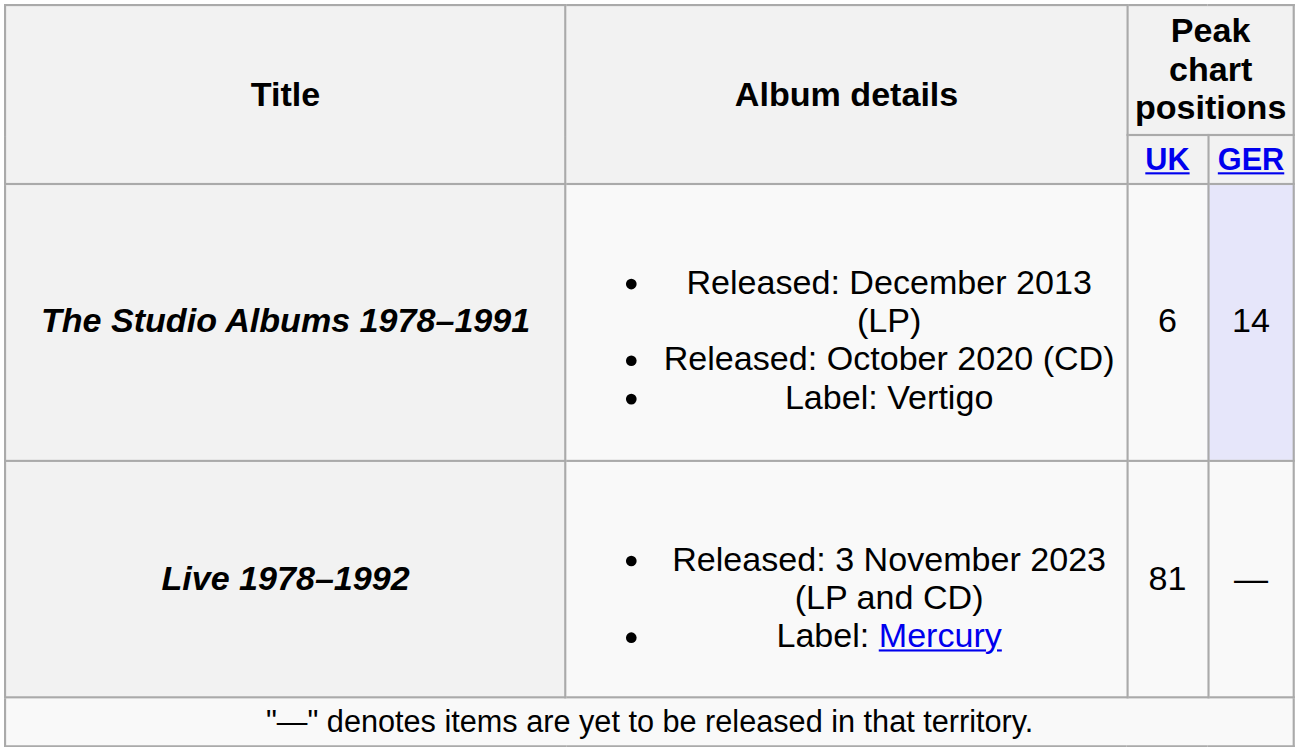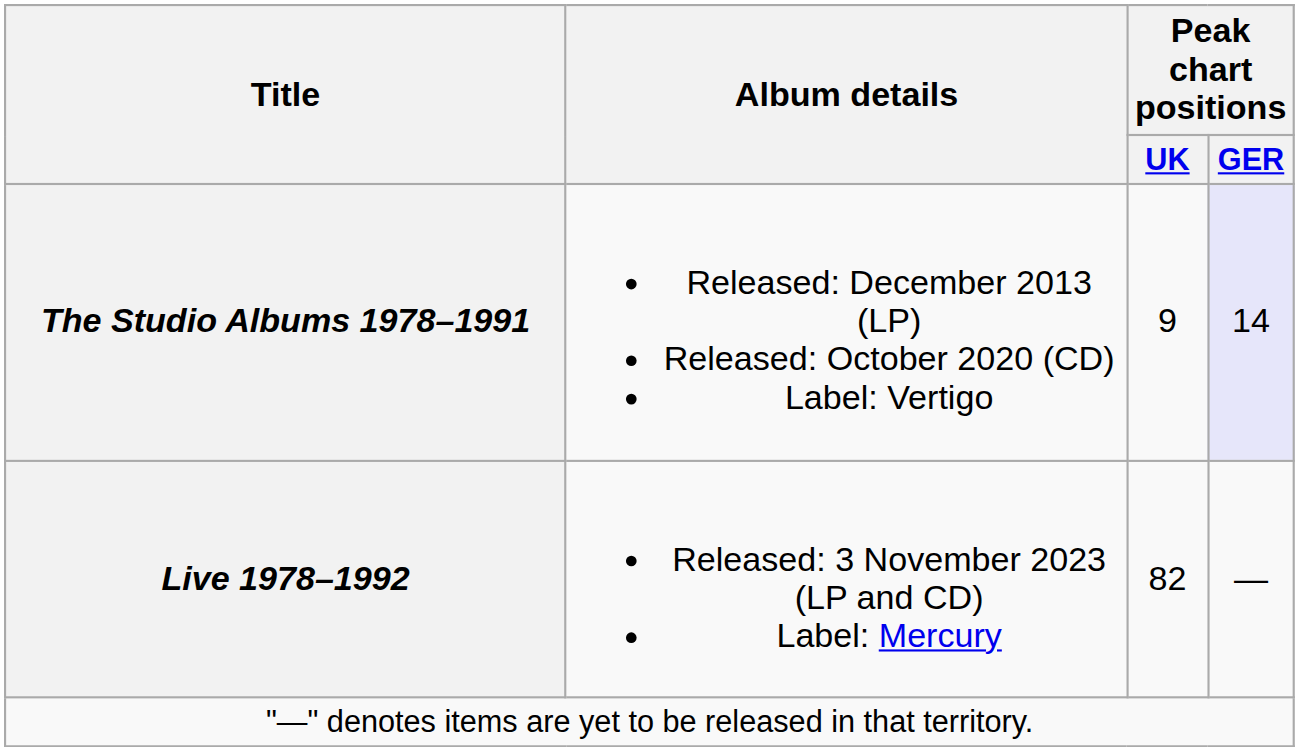(1167, 321) 6 -> (1167, 321) 9
(1167, 577) 81 -> (1167, 577) 82
